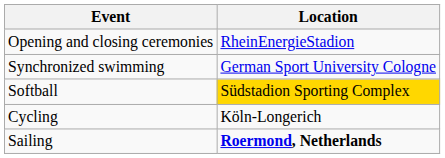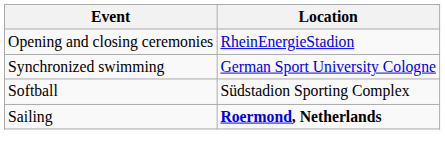(315, 91) gold background -> (315, 91) no background
- row: (33, 116)
